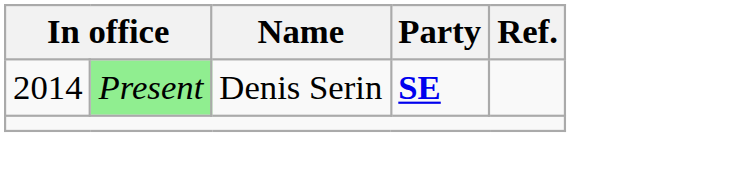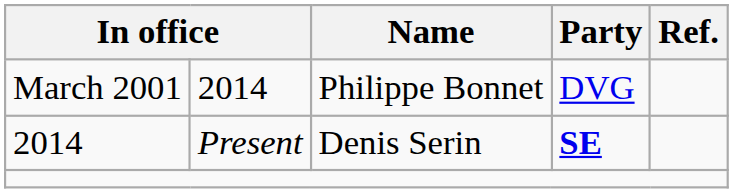+ row: (431, 87)
(151, 87) lightgreen background -> (250, 142) no background
